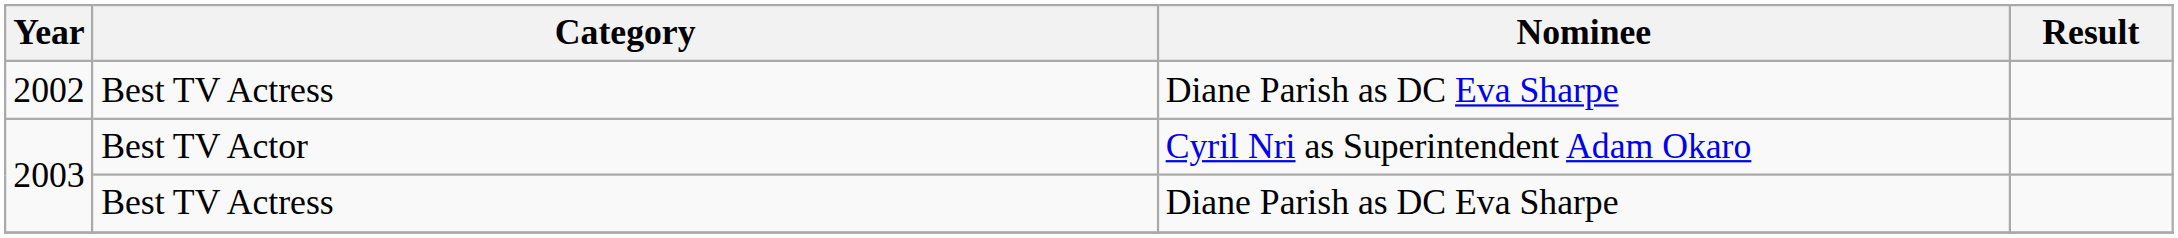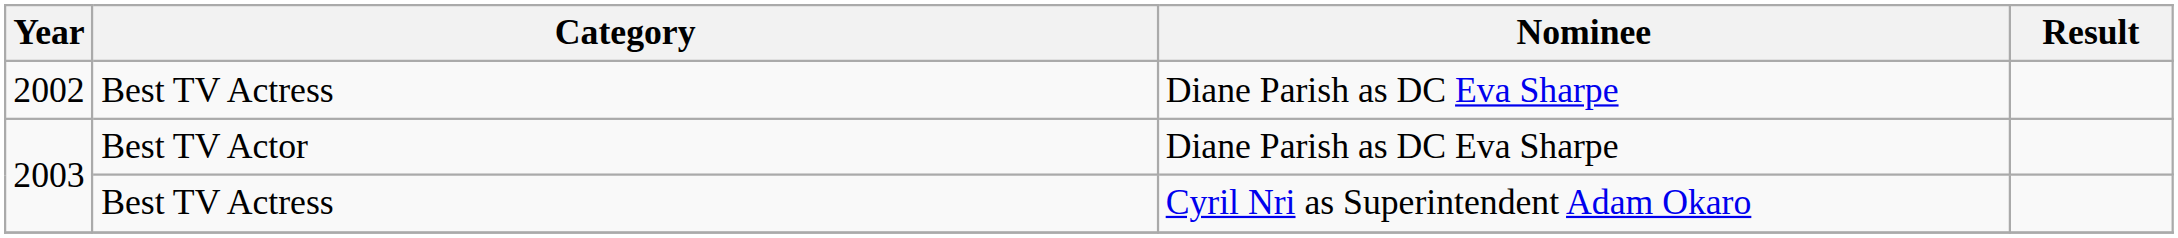(1459, 145) Cyril Nri as Superintendent Adam Okaro -> (1392, 145) Diane Parish as DC Eva Sharpe
(1392, 202) Diane Parish as DC Eva Sharpe -> (1459, 202) Cyril Nri as Superintendent Adam Okaro
